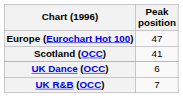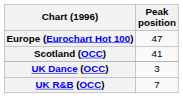(157, 69) 6 -> (157, 69) 3
